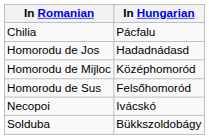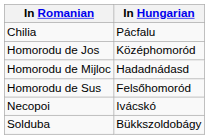(153, 50) Hadadnádasd -> (156, 50) Középhomoród
(156, 69) Középhomoród -> (153, 69) Hadadnádasd
